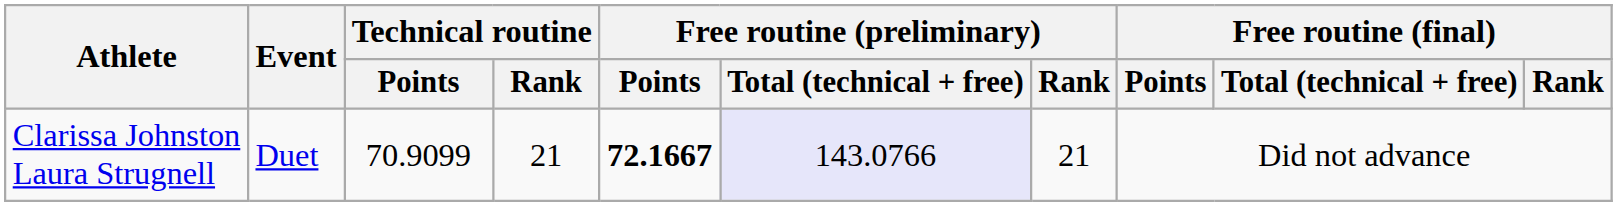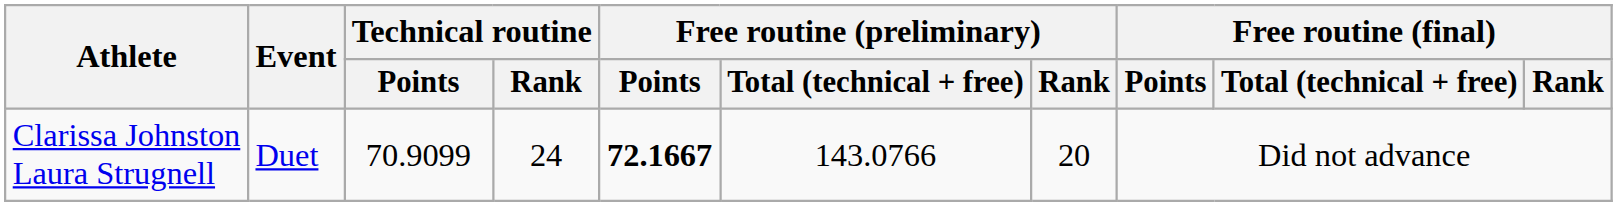(546, 154) 21 -> (546, 154) 24
(875, 154) lavender background -> (875, 154) no background
(1074, 154) 21 -> (1074, 154) 20
